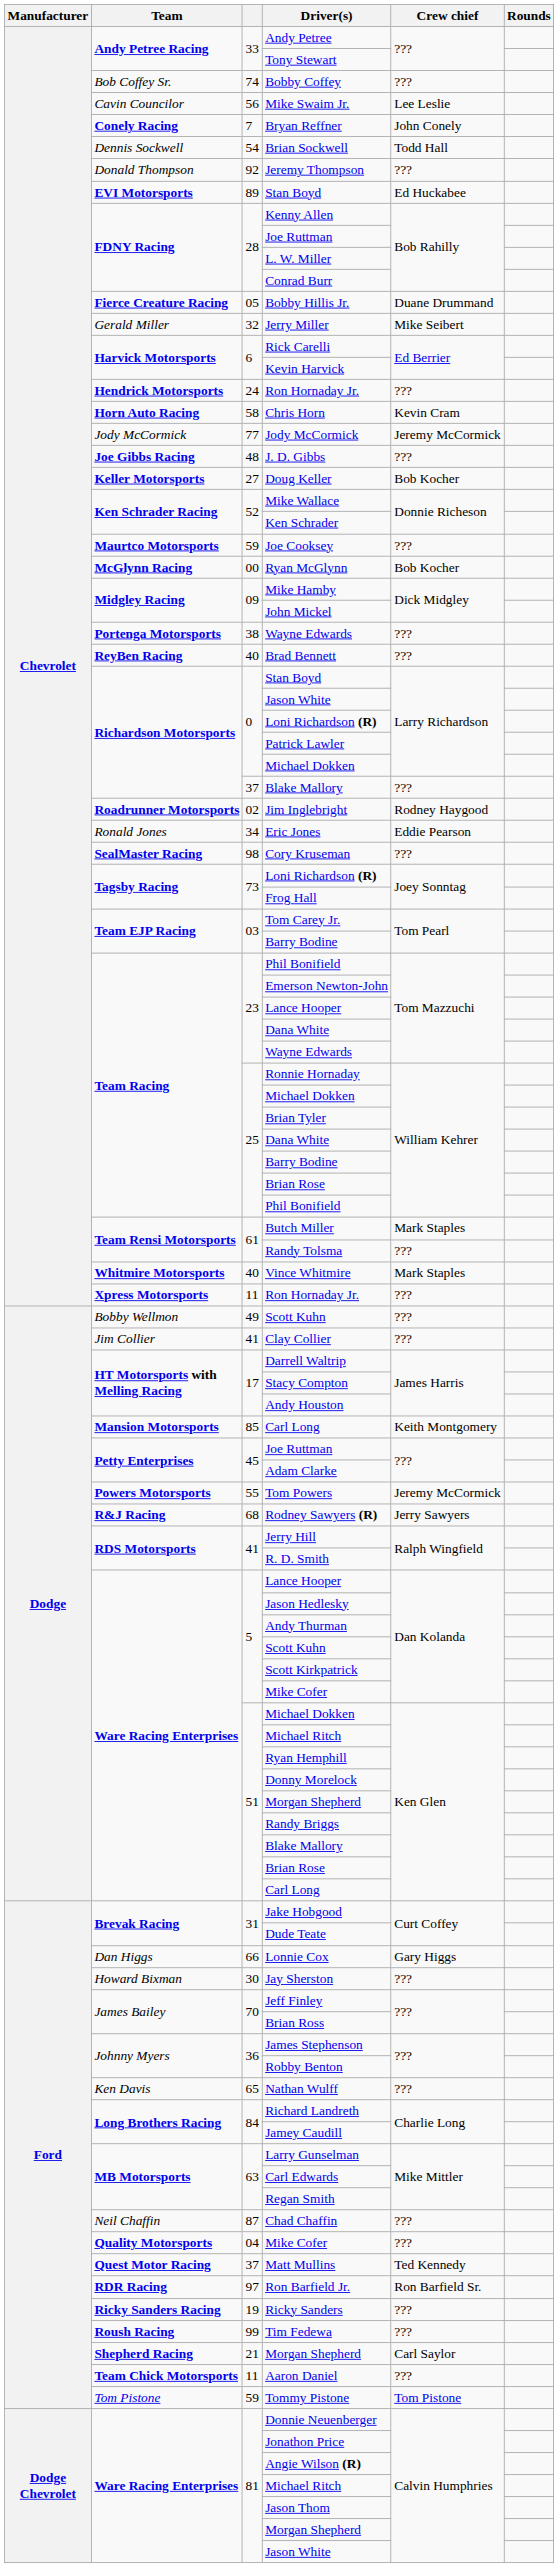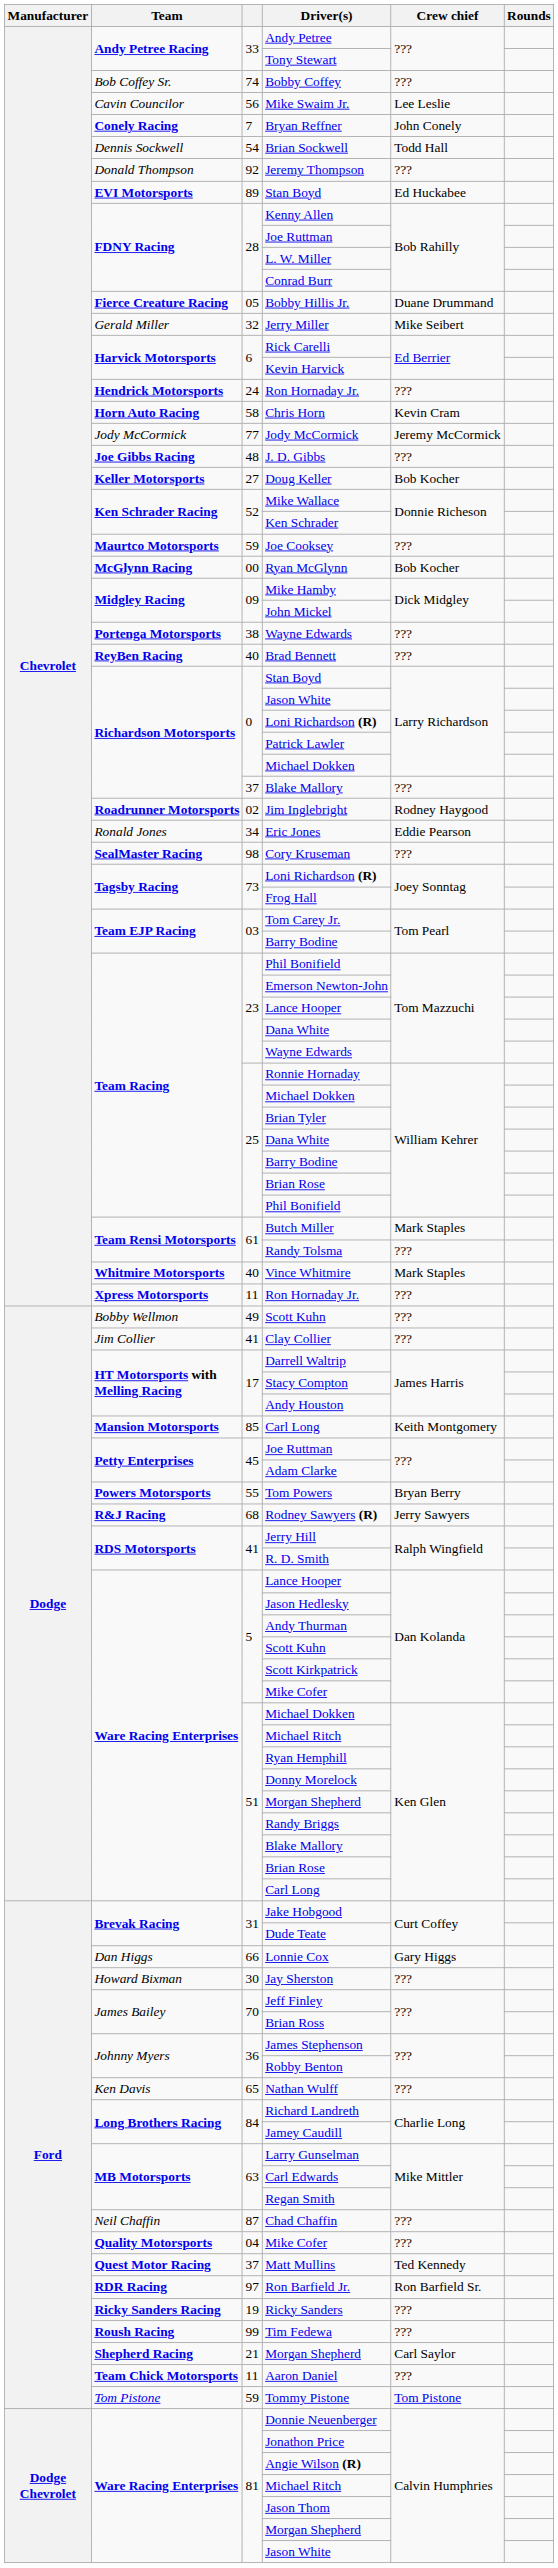(447, 1493) Jeremy McCormick -> (427, 1493) Bryan Berry
